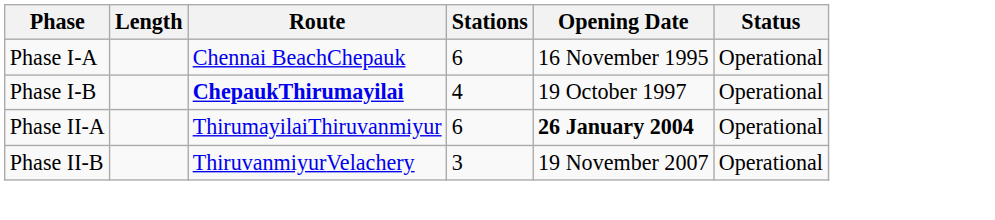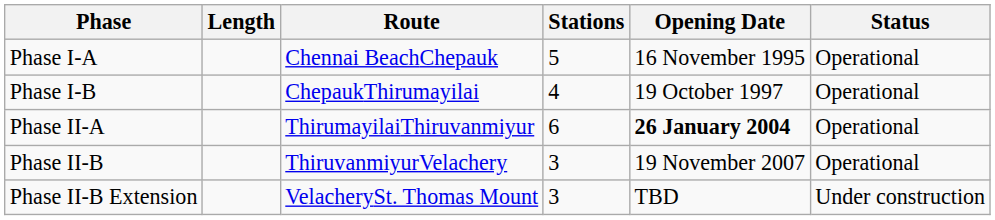(457, 57) 6 -> (554, 57) 5
(298, 92) bold -> (382, 92) normal
+ row: (104, 197)
